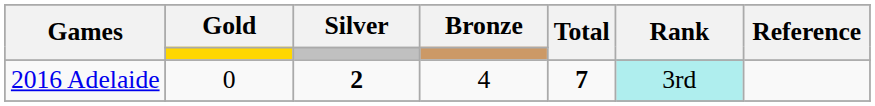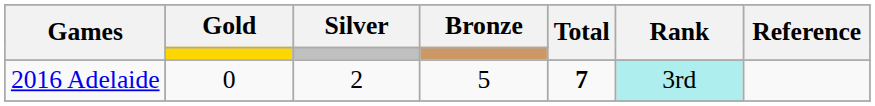(357, 80) bold -> (357, 80) normal
(484, 80) 4 -> (484, 80) 5
